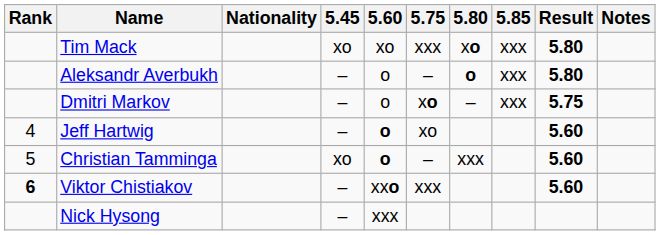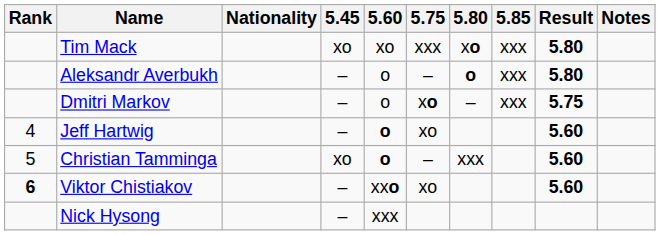(428, 187) xxx -> (428, 187) xo
